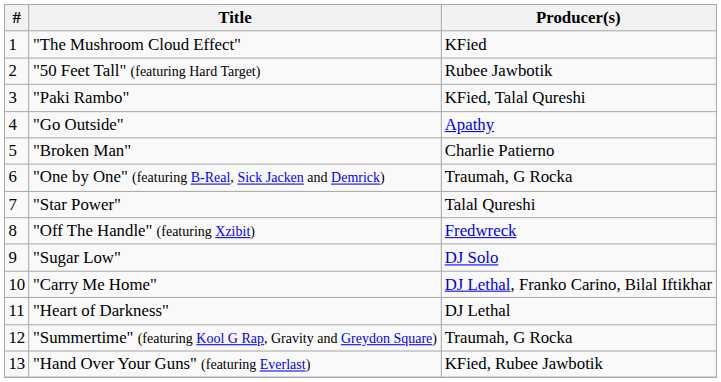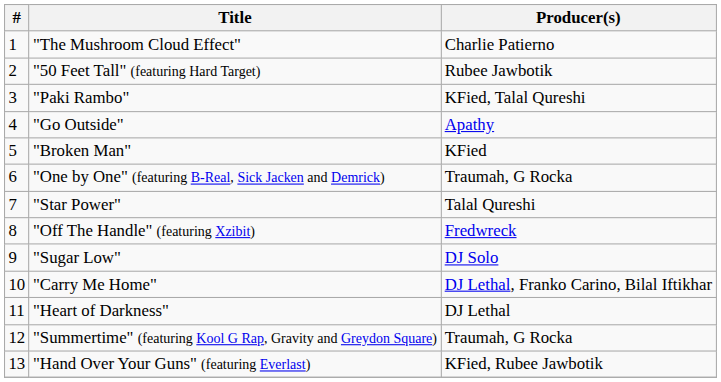(466, 44) KFied -> (500, 44) Charlie Patierno
(500, 151) Charlie Patierno -> (466, 151) KFied
